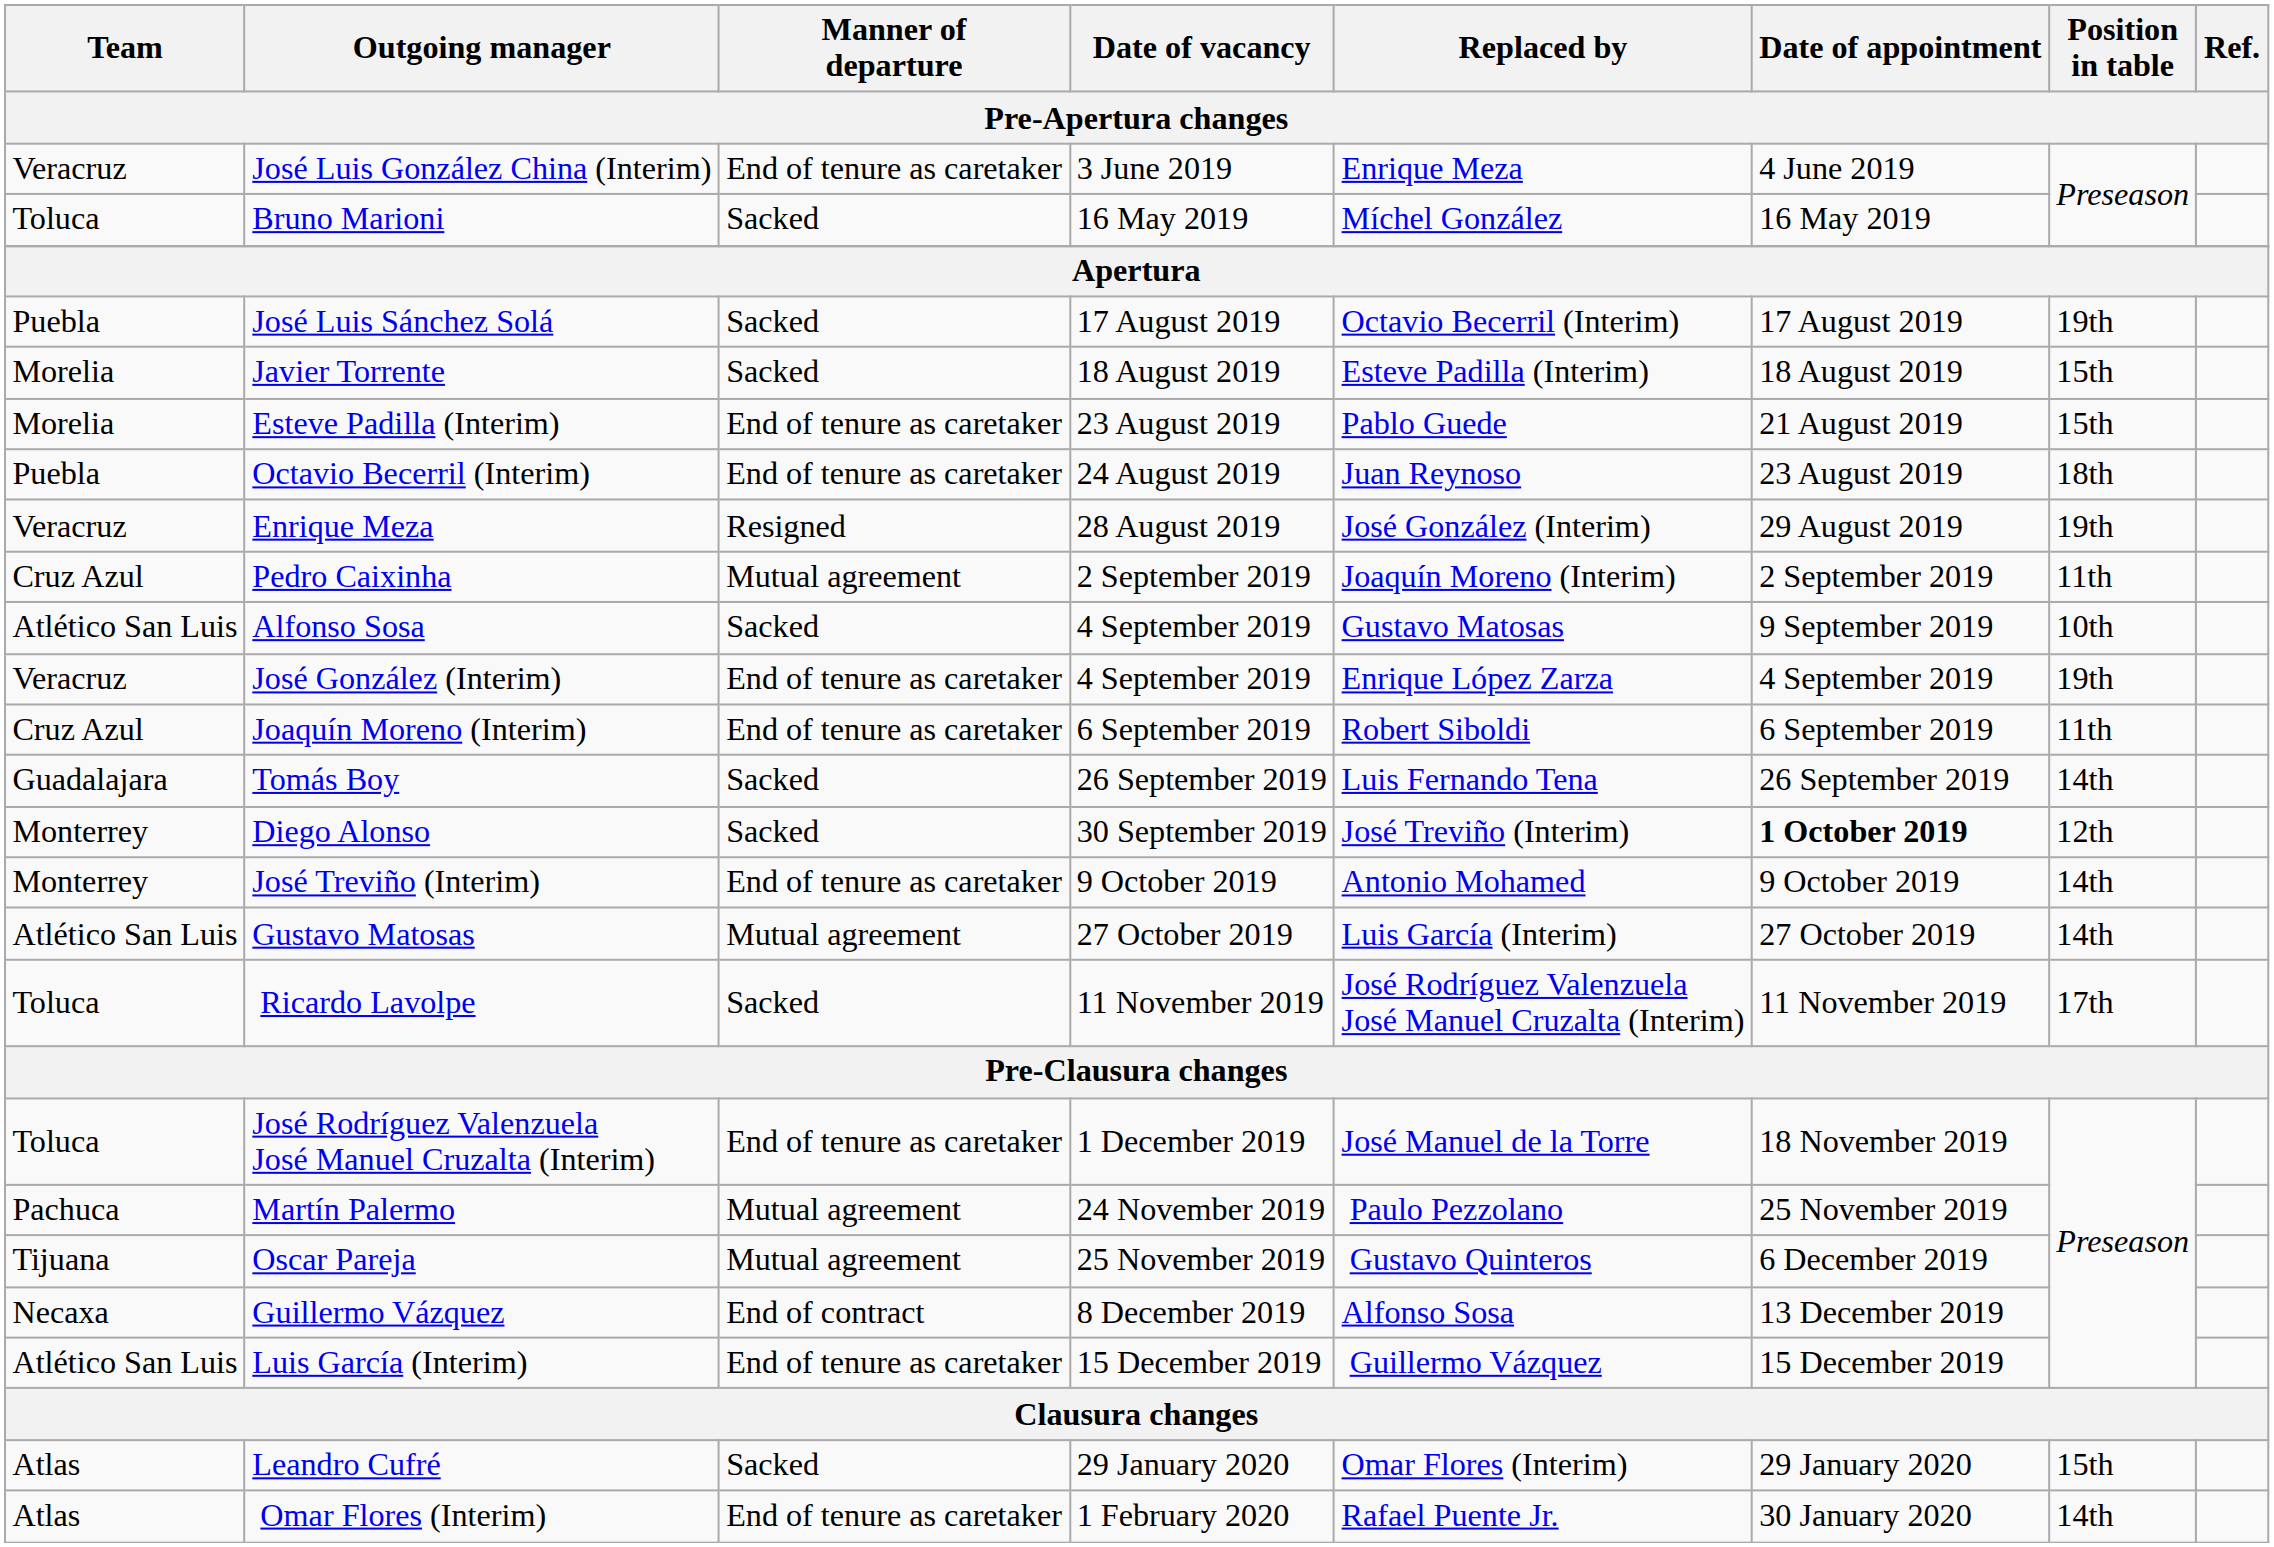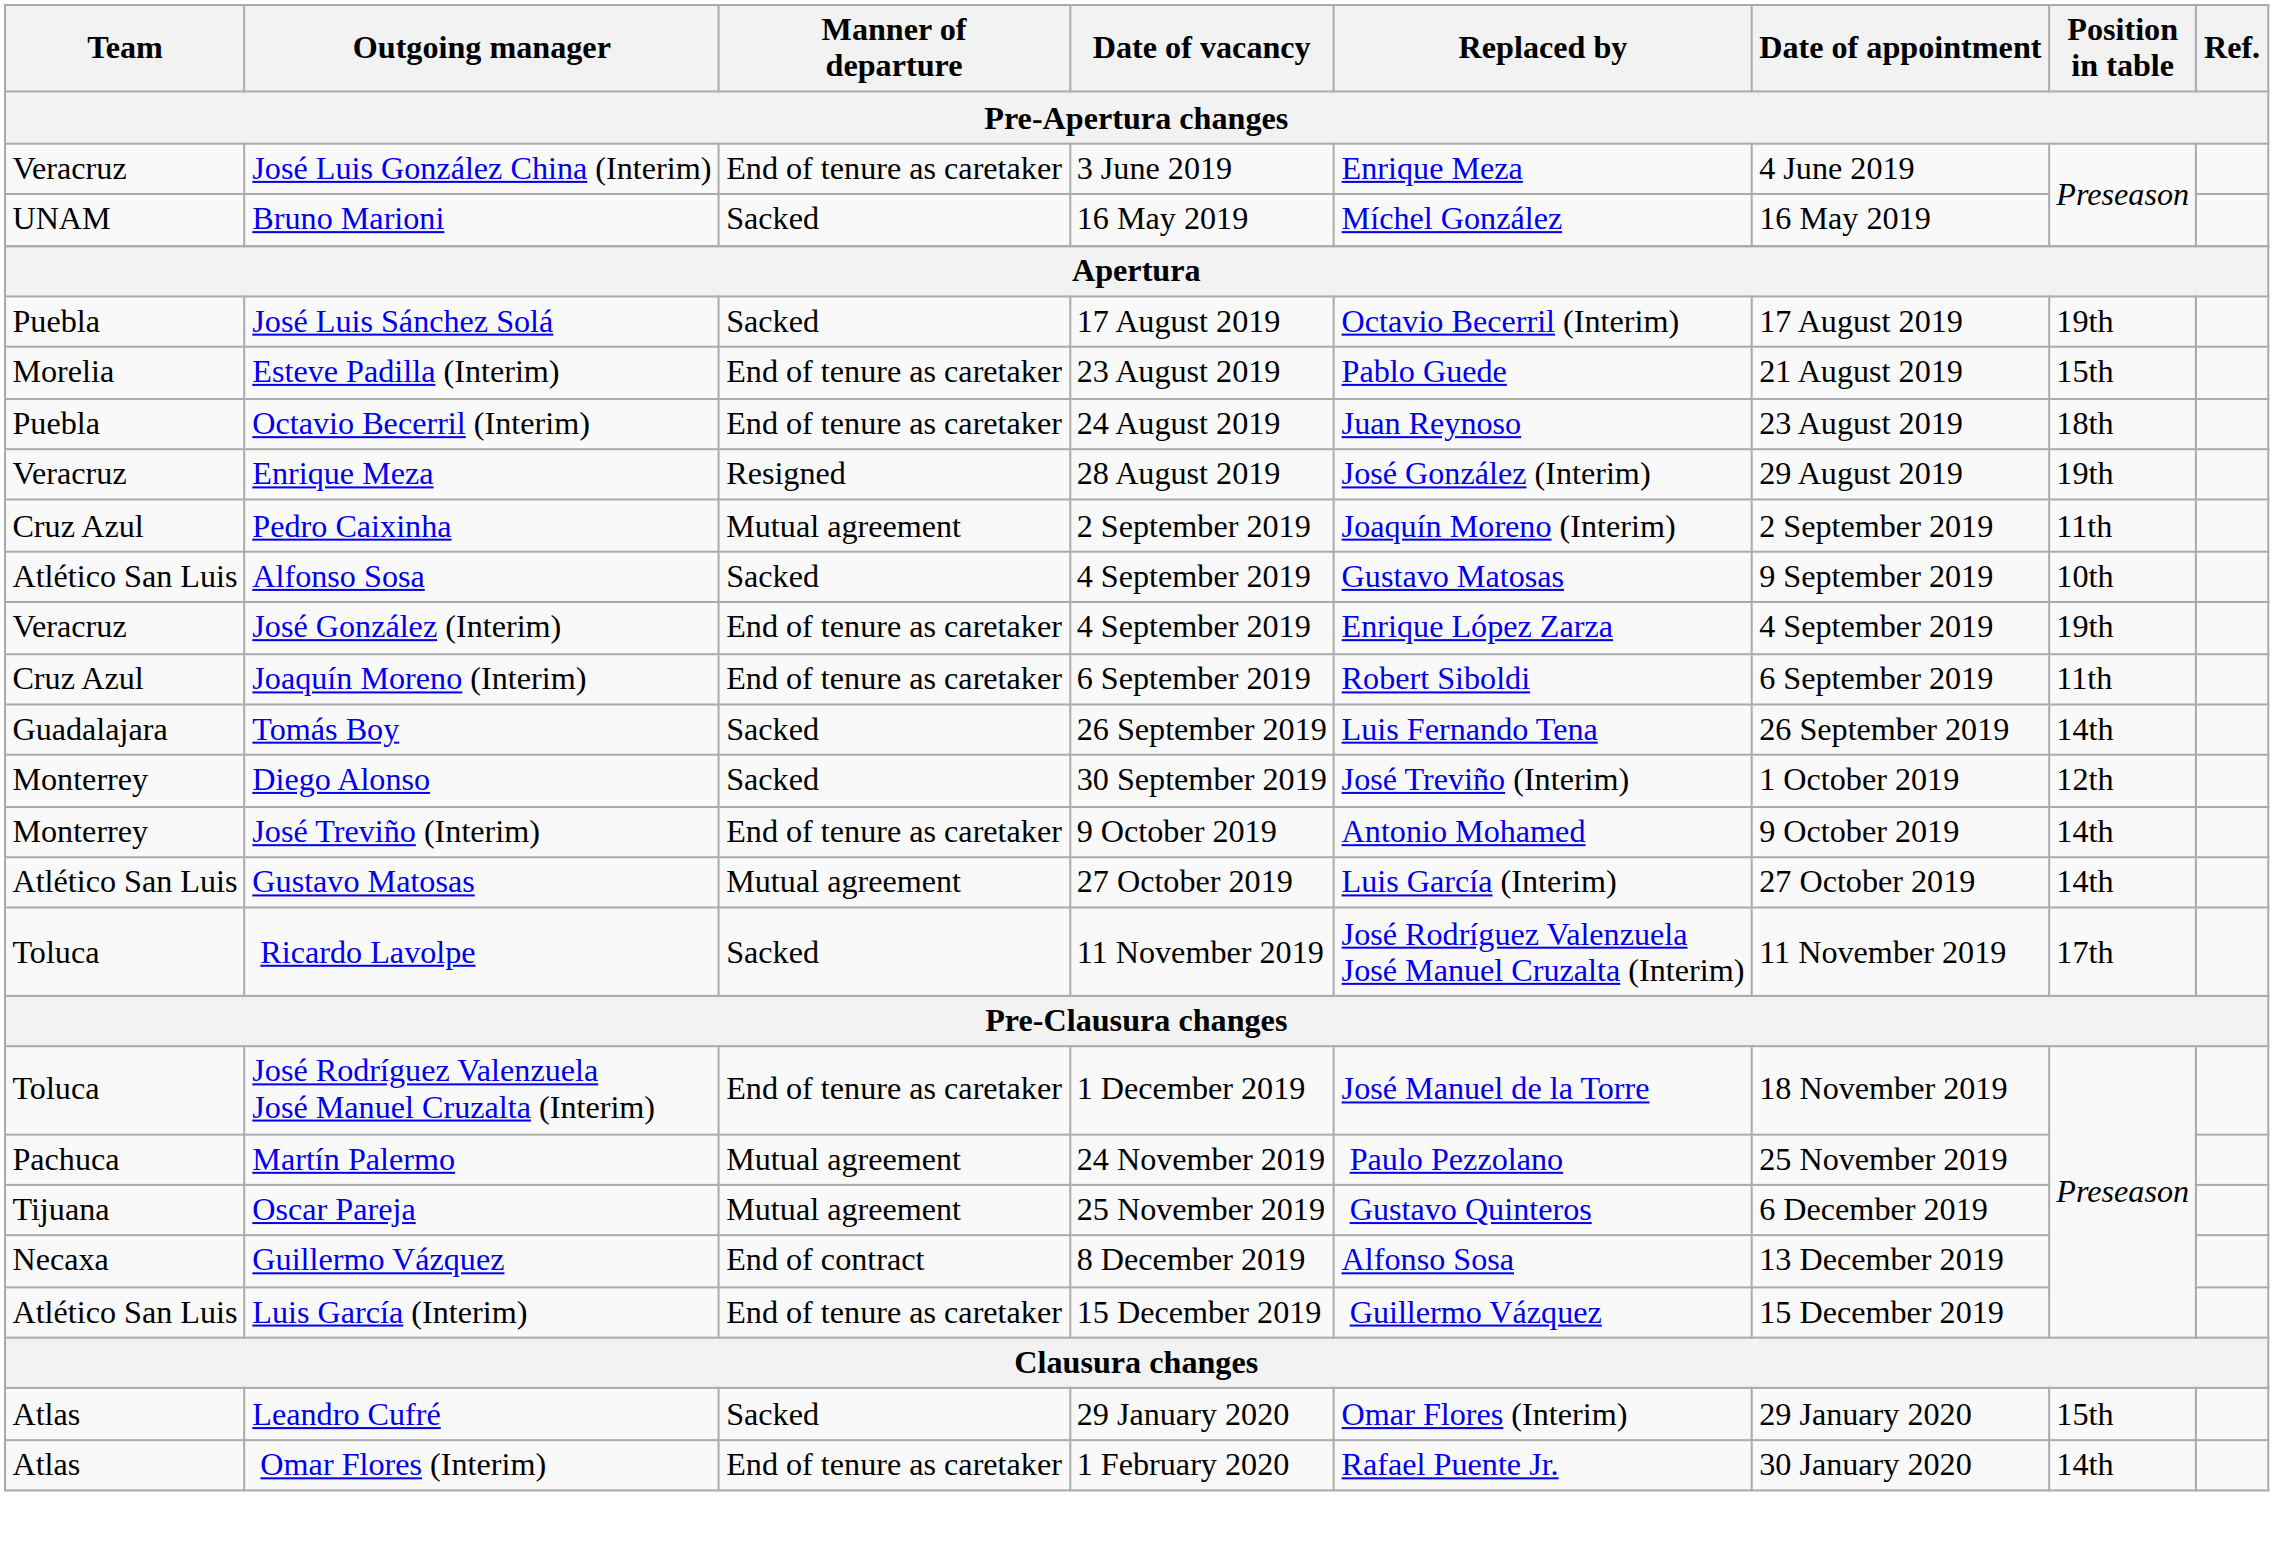(56, 219) Toluca -> (62, 219) UNAM
- row: (349, 372)
(1863, 831) bold -> (1859, 780) normal
